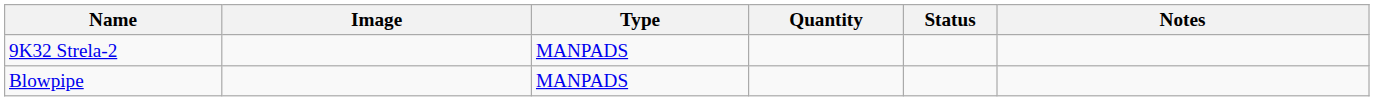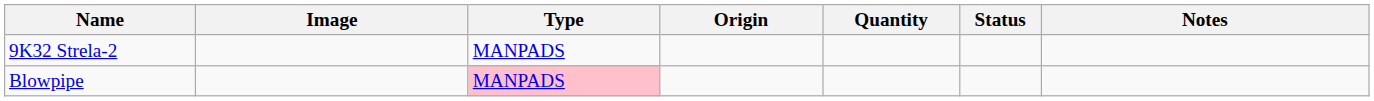+ column: (741, 19)
(582, 80) no background -> (519, 80) pink background
